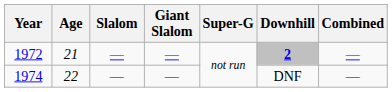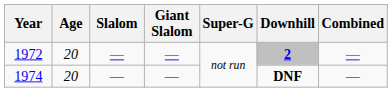(71, 53) 21 -> (71, 53) 20
(71, 76) 22 -> (71, 76) 20
(288, 76) normal -> (288, 76) bold
